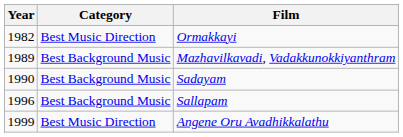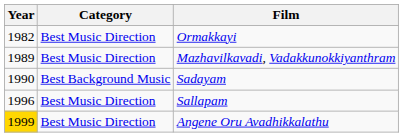(106, 57) Best Background Music -> (98, 57) Best Music Direction
(106, 100) Best Background Music -> (98, 100) Best Music Direction
(21, 121) no background -> (21, 121) gold background
